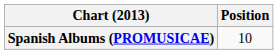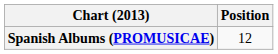(245, 37) 10 -> (245, 37) 12
